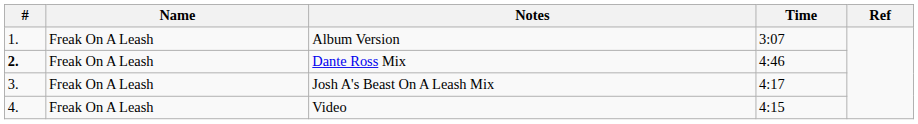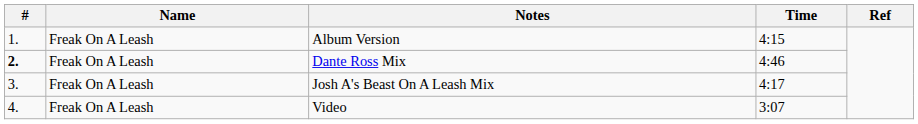(772, 38) 3:07 -> (772, 38) 4:15
(772, 107) 4:15 -> (772, 107) 3:07
